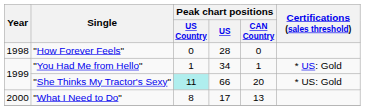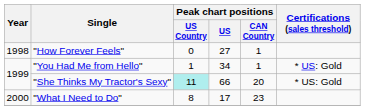(225, 50) 28 -> (225, 50) 27
(258, 50) 0 -> (258, 50) 1
(258, 97) 13 -> (258, 97) 23
